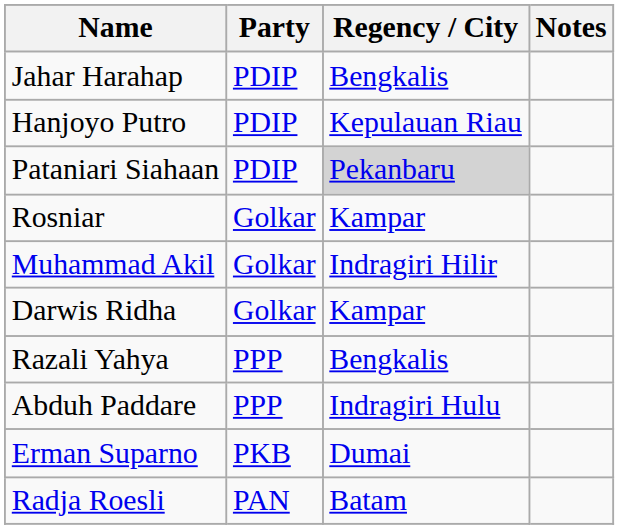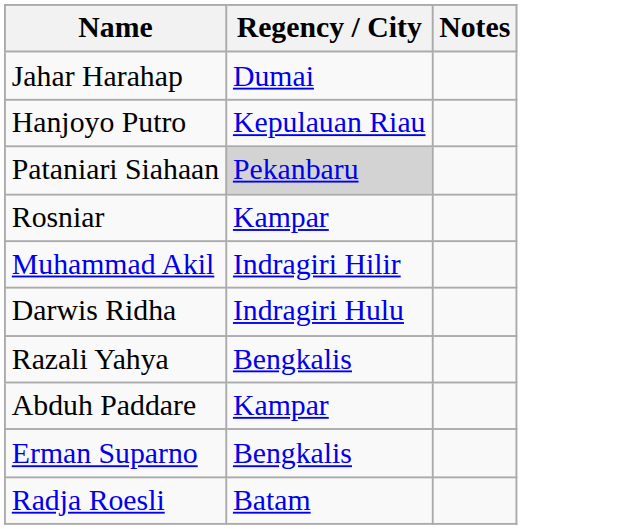- column: (274, 28)
(389, 75) Bengkalis -> (273, 75) Dumai
(377, 311) Kampar -> (318, 311) Indragiri Hulu
(415, 405) Indragiri Hulu -> (281, 405) Kampar
(370, 452) Dumai -> (292, 452) Bengkalis
